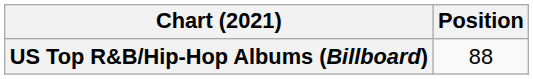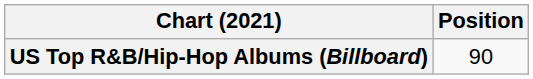(481, 56) 88 -> (481, 56) 90
